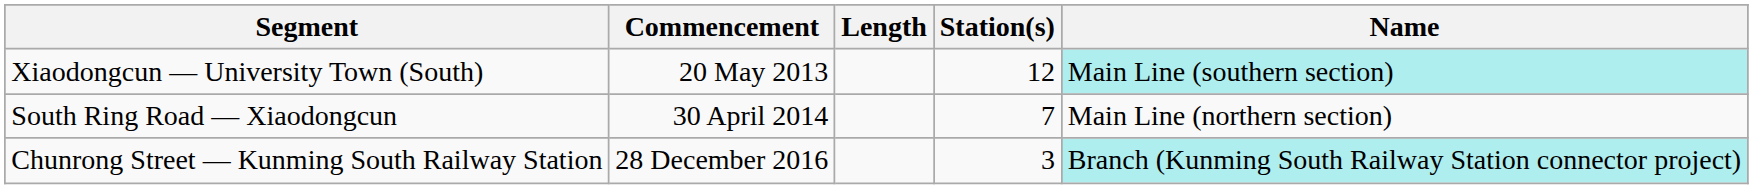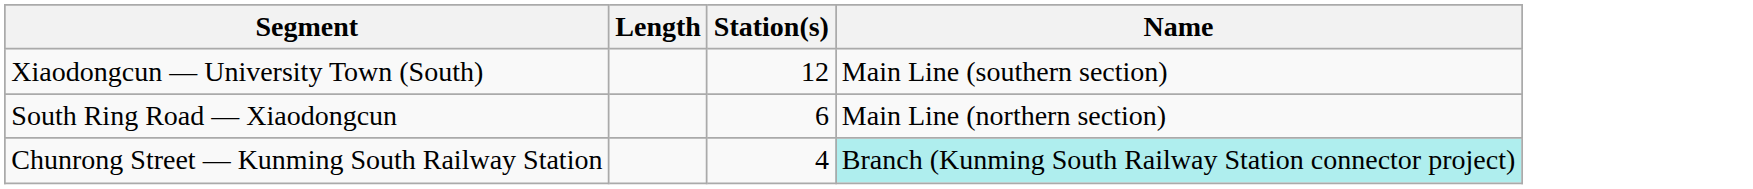- column: (722, 26)
(1231, 71) paleturquoise background -> (1005, 71) no background
(1048, 115) 7 -> (822, 115) 6
(1048, 159) 3 -> (822, 159) 4
